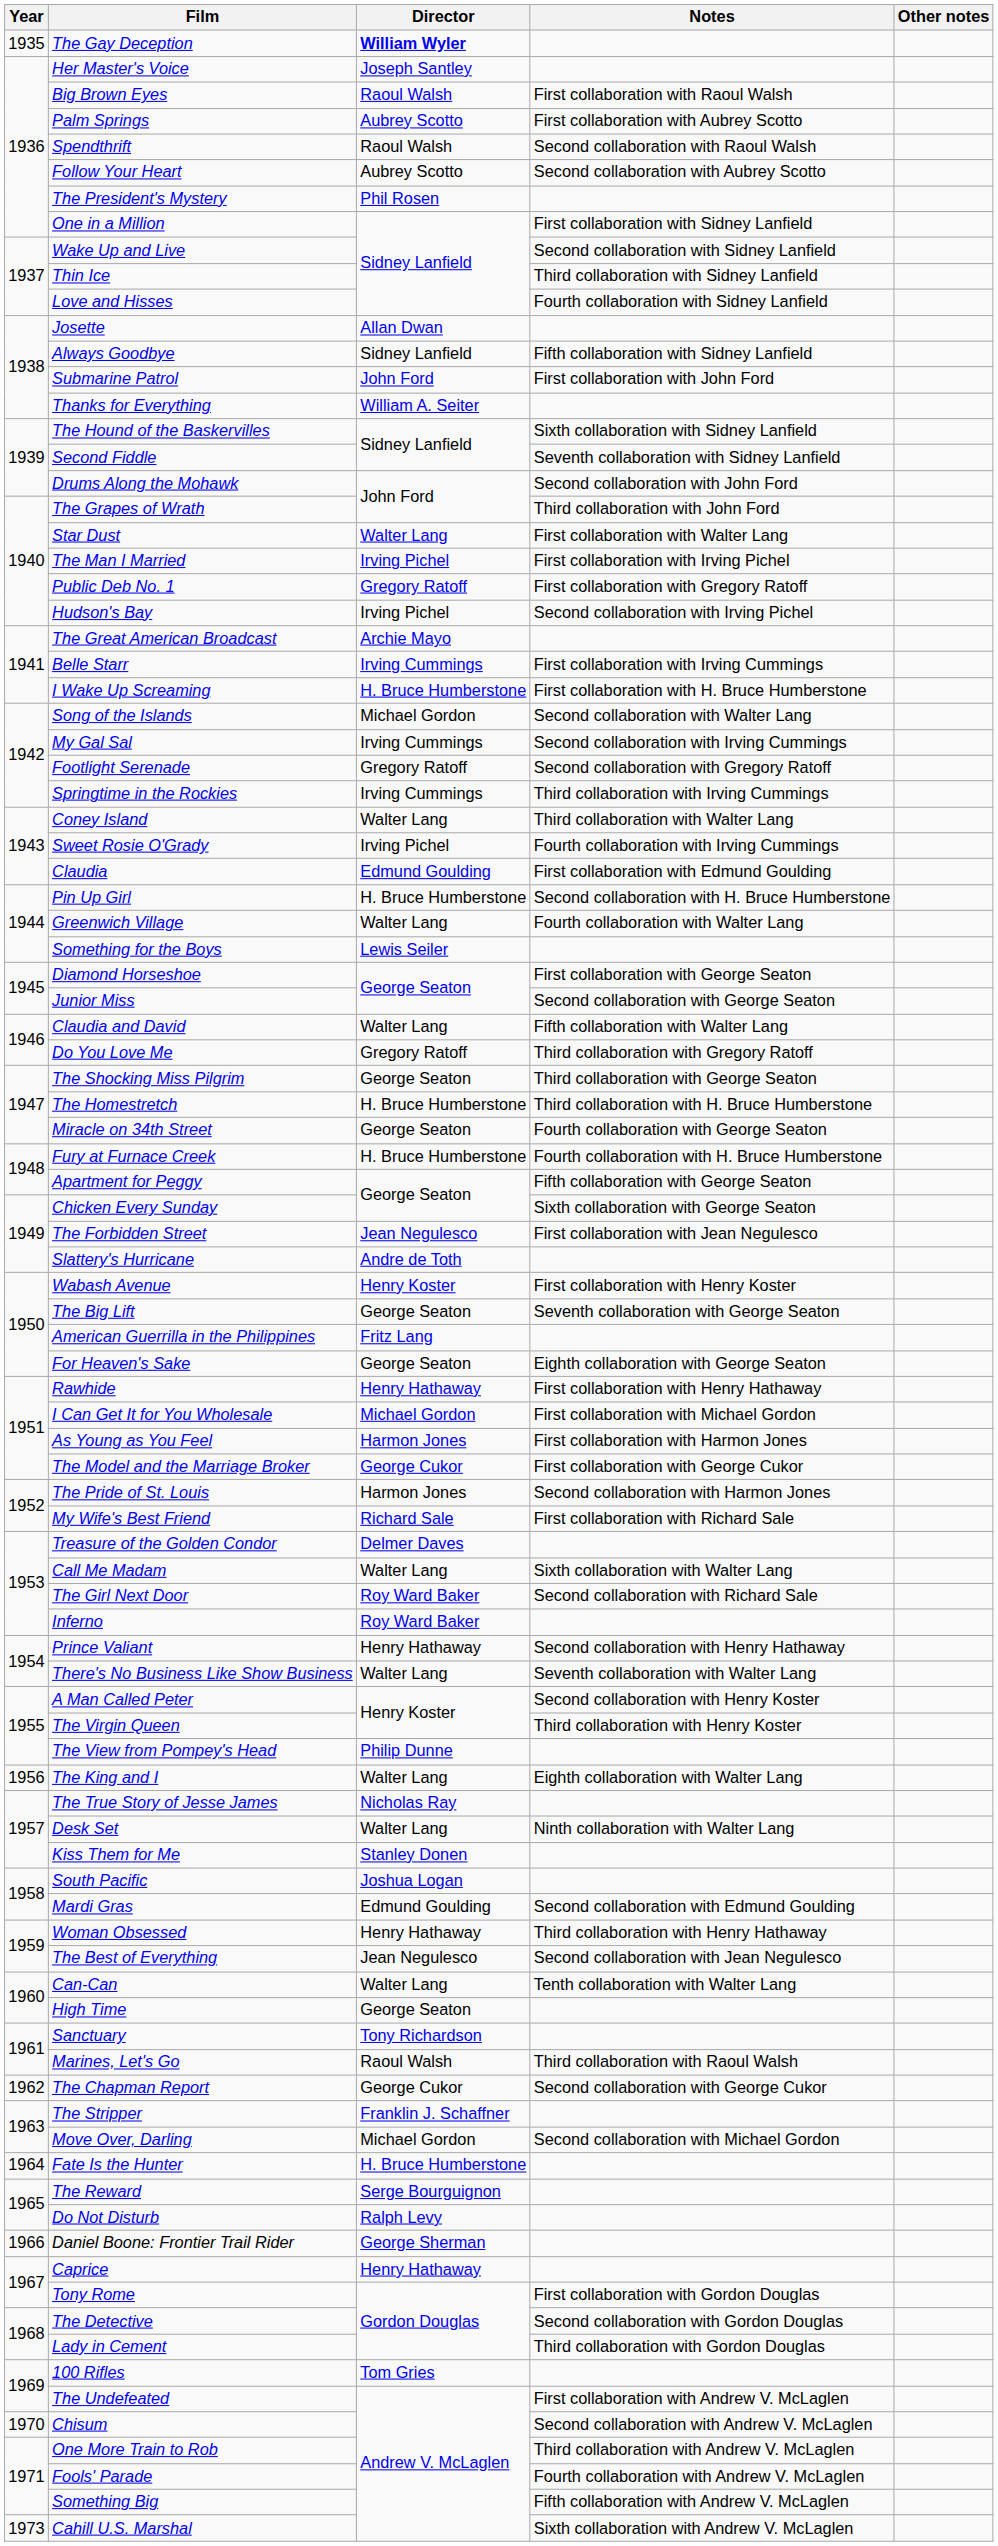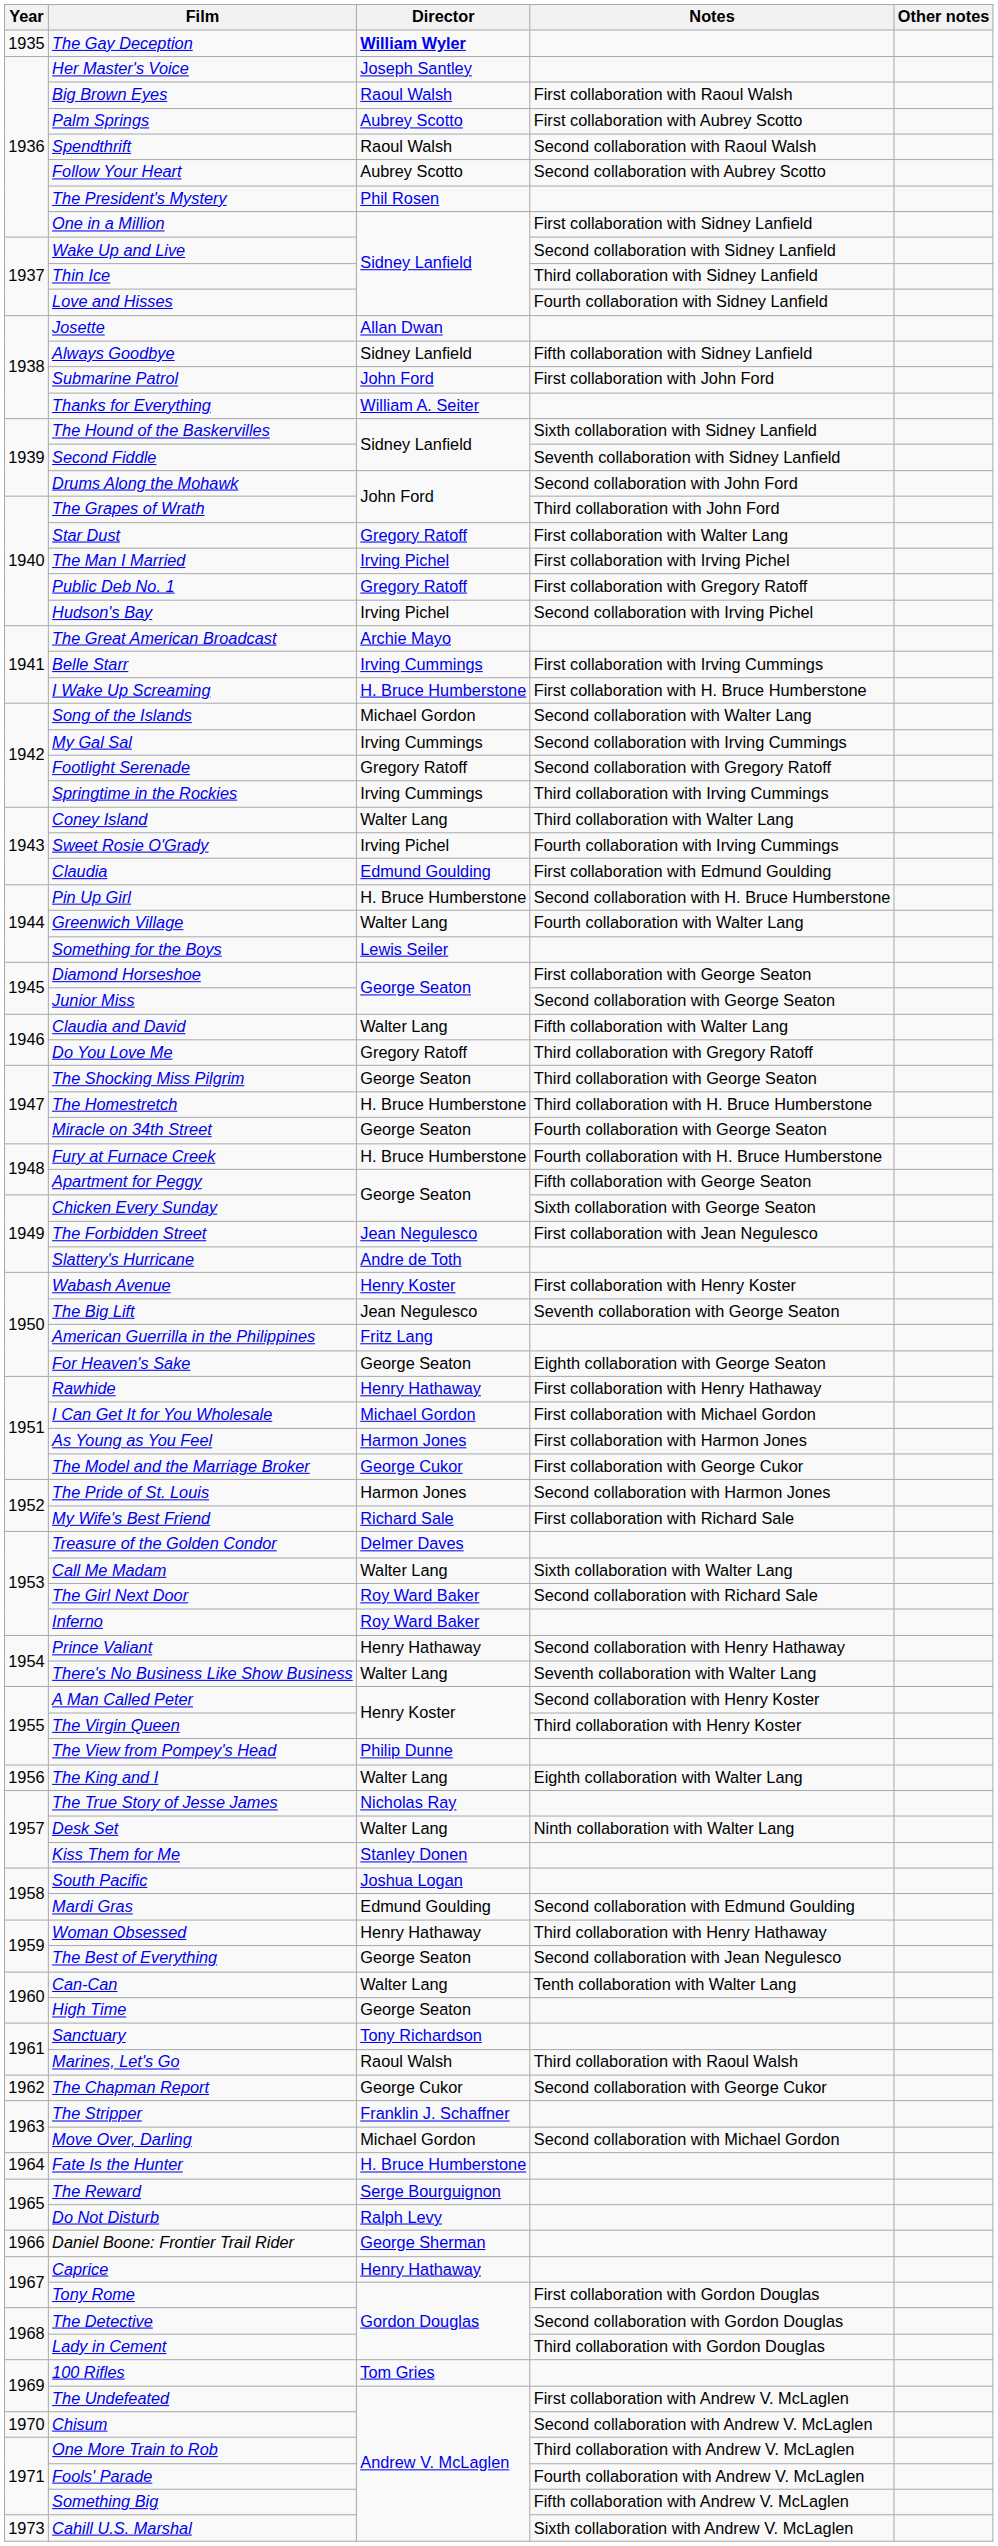(404, 535) Walter Lang -> (414, 535) Gregory Ratoff
(416, 1311) George Seaton -> (419, 1311) Jean Negulesco
(419, 1958) Jean Negulesco -> (416, 1958) George Seaton
